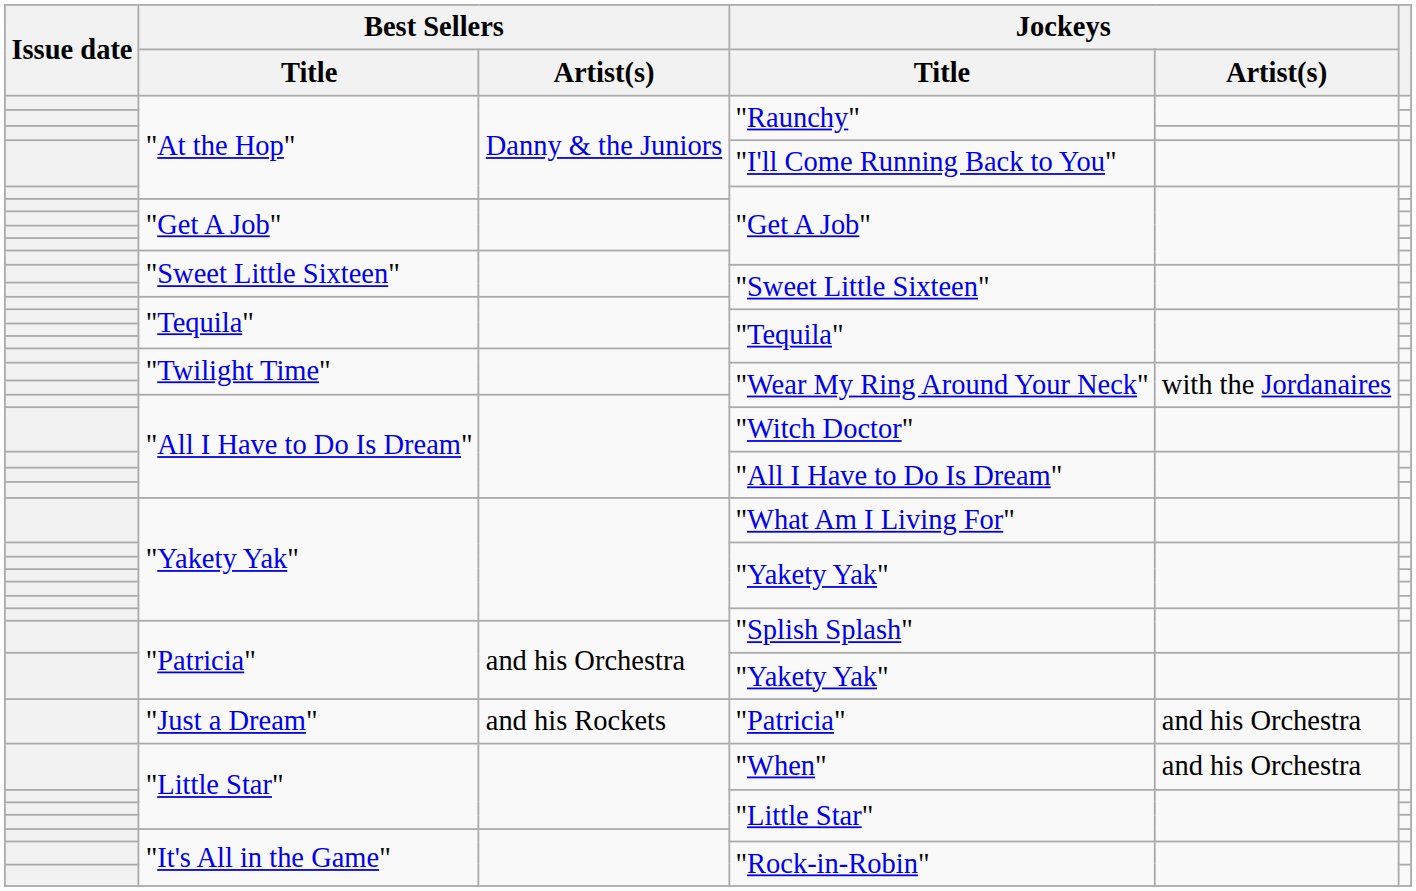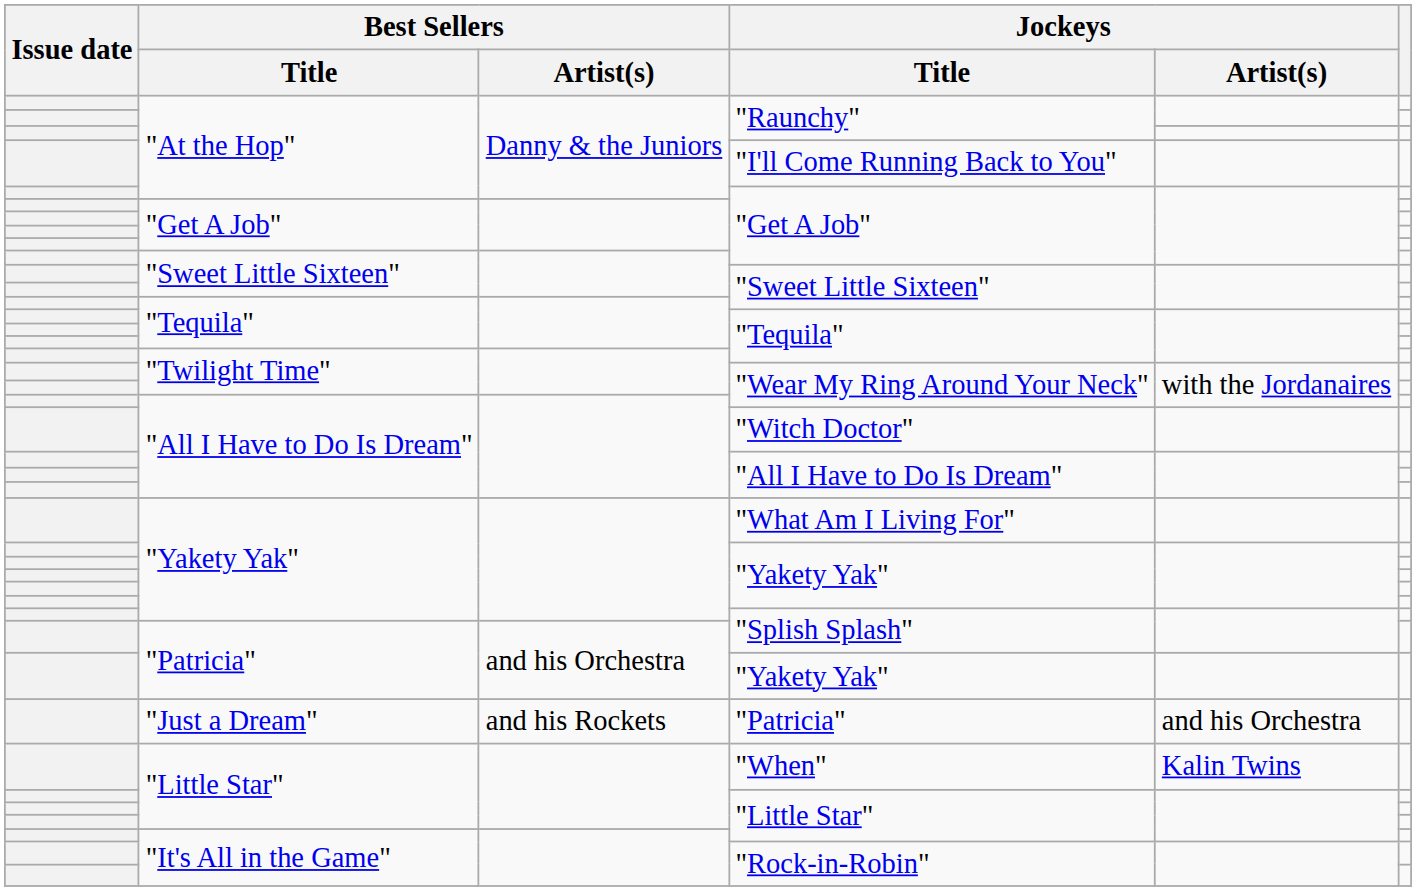(1261, 766) and his Orchestra -> (1231, 766) Kalin Twins
